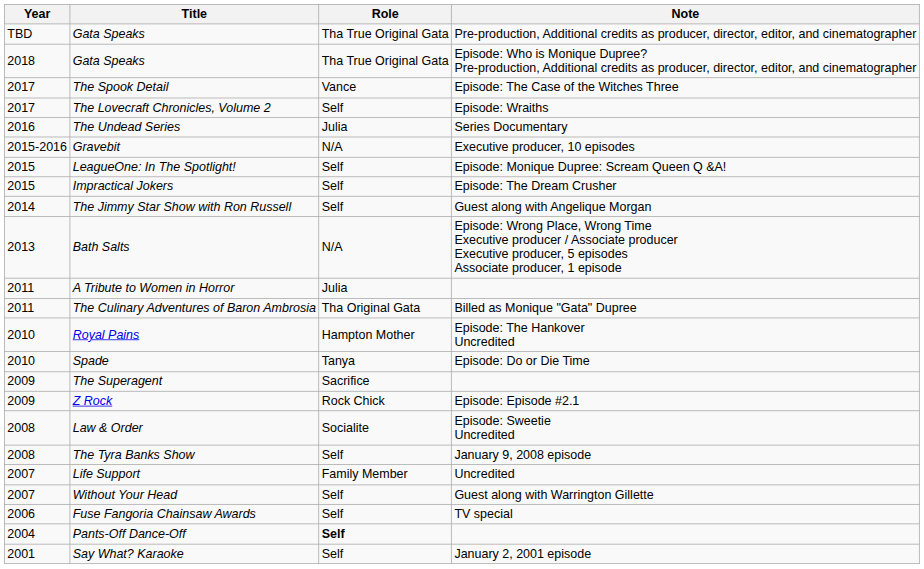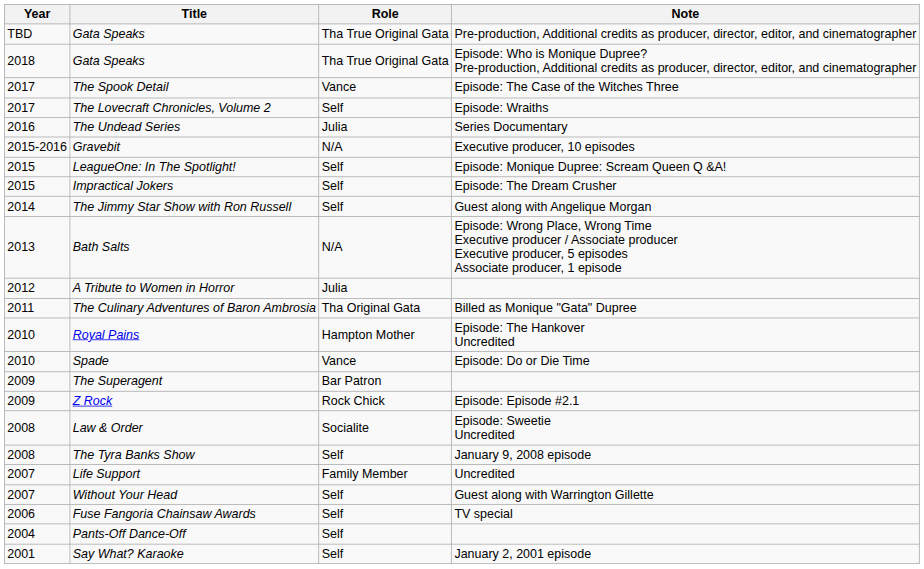(21, 288) 2011 -> (21, 288) 2012
(338, 361) Tanya -> (339, 361) Vance
(346, 381) Sacrifice -> (352, 381) Bar Patron
(333, 534) bold -> (332, 534) normal
